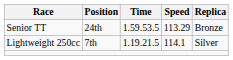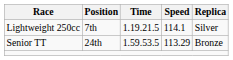rows swapped: (43, 43) <-> (26, 27)
